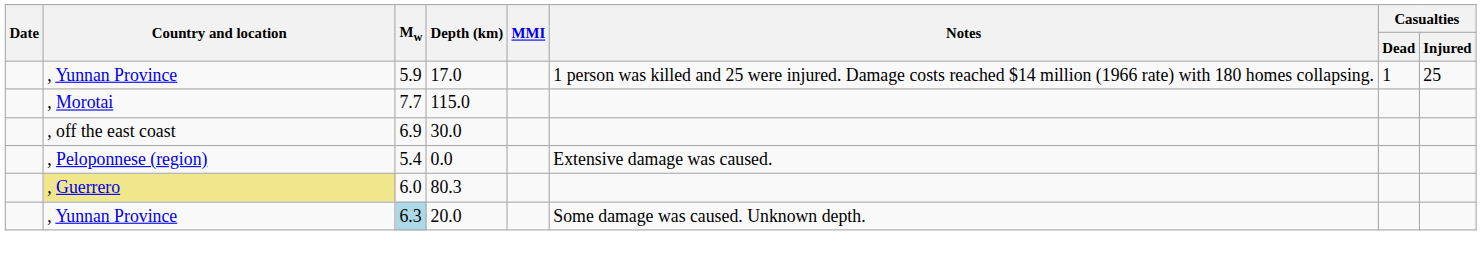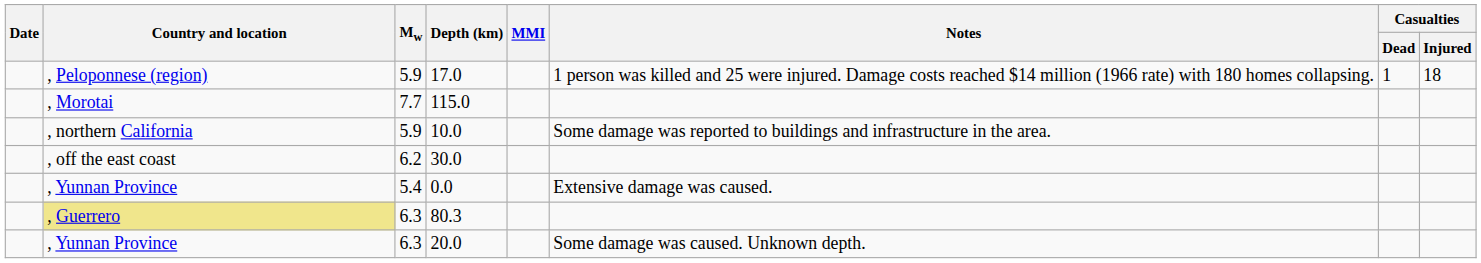(112, 74) , Yunnan Province -> (127, 74) , Peloponnese (region)
(1432, 74) 25 -> (1432, 74) 18
+ row: (446, 131)
(411, 131) 6.9 -> (411, 159) 6.2
(127, 159) , Peloponnese (region) -> (112, 187) , Yunnan Province
(411, 187) 6.0 -> (411, 215) 6.3
(411, 215) lightblue background -> (411, 243) no background
